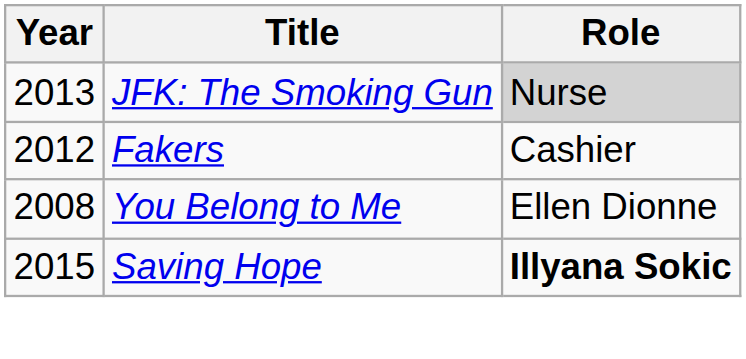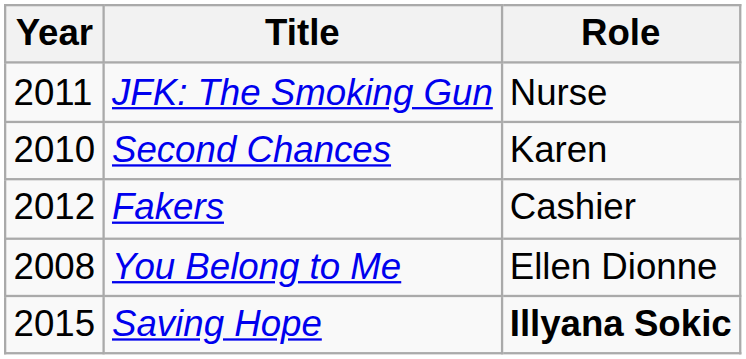(54, 91) 2013 -> (53, 91) 2011
(559, 91) lightgrey background -> (559, 91) no background
+ row: (252, 149)
